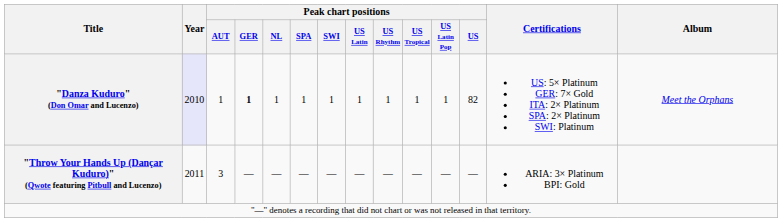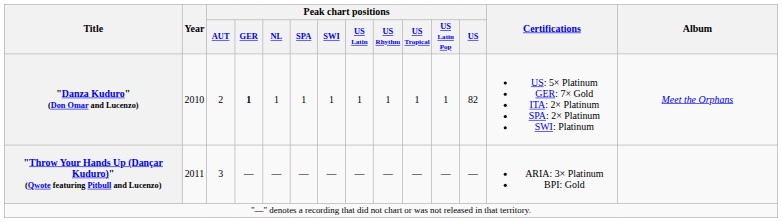(194, 99) lavender background -> (194, 99) no background
(221, 99) 1 -> (221, 99) 2
